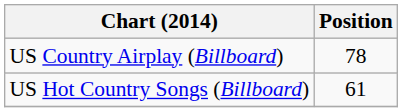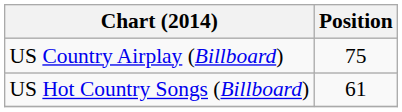(356, 55) 78 -> (356, 55) 75
